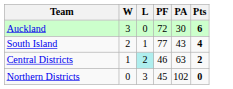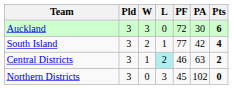+ column: (129, 12)
(181, 44) 43 -> (200, 44) 42
